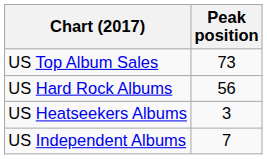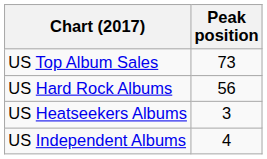(227, 140) 7 -> (227, 140) 4
